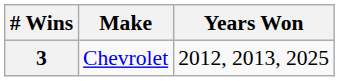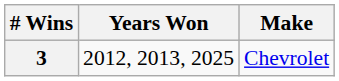columns swapped: (126, 22) <-> (254, 22)
